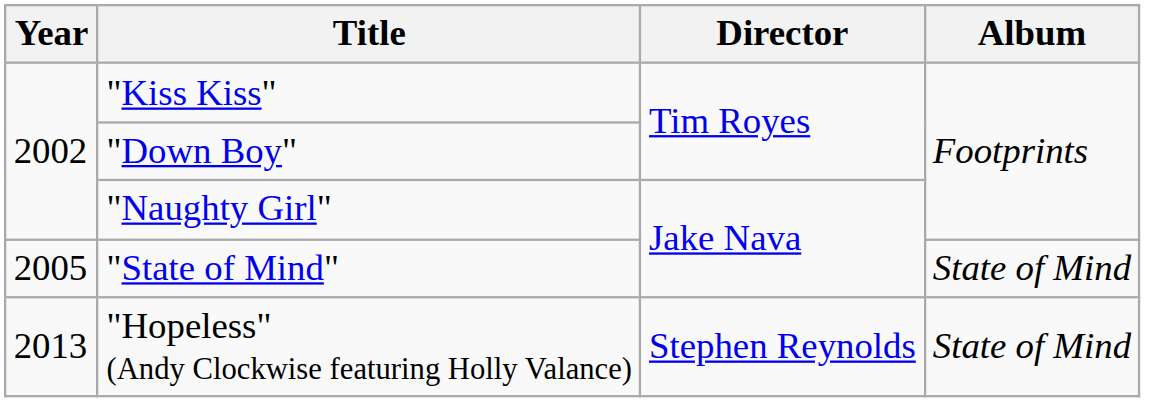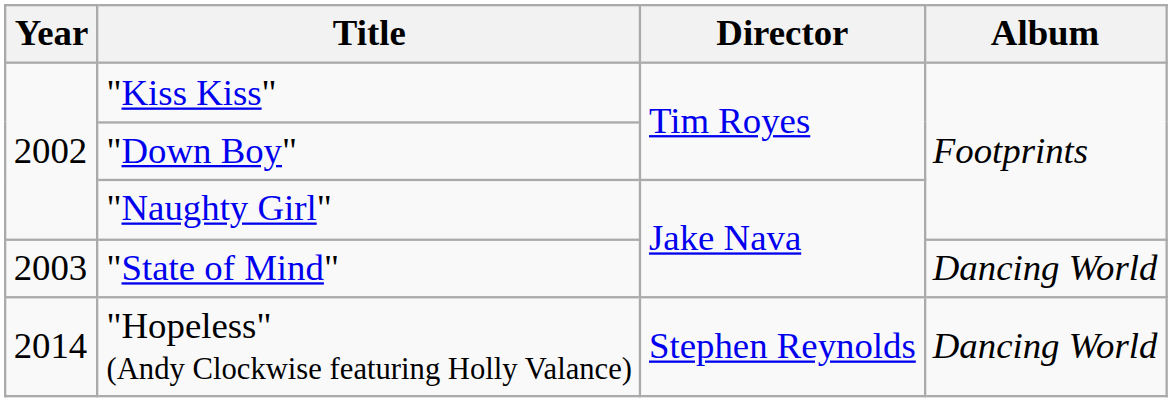(50, 267) 2005 -> (50, 267) 2003
(1032, 267) State of Mind -> (1045, 267) Dancing World
(50, 346) 2013 -> (50, 346) 2014
(1032, 346) State of Mind -> (1045, 346) Dancing World
